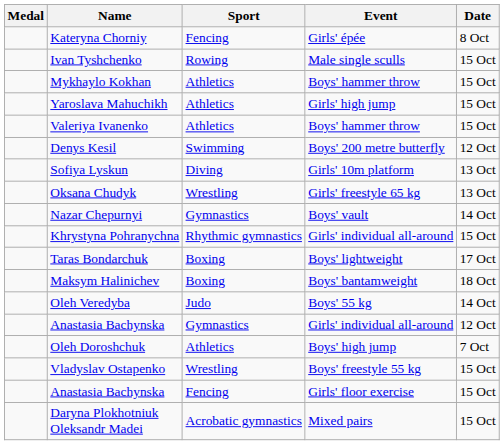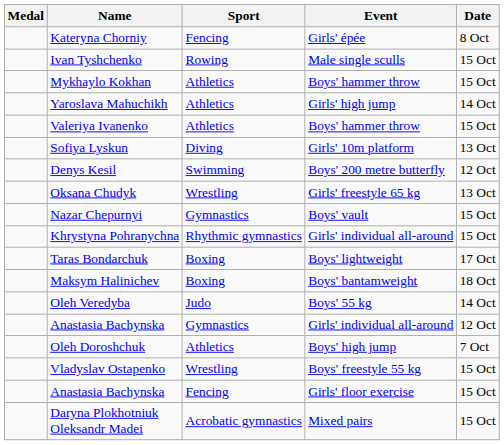(478, 104) 15 Oct -> (478, 104) 14 Oct
rows swapped: (83, 148) <-> (89, 170)
(478, 214) 14 Oct -> (478, 214) 15 Oct
